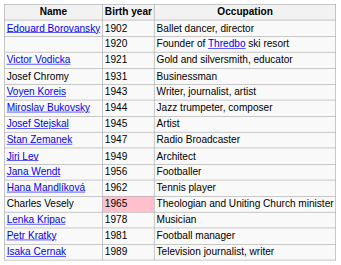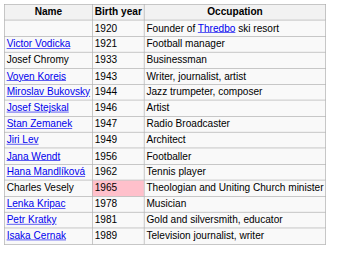- row: (53, 28)
(225, 60) Gold and silversmith, educator -> (186, 44) Football manager
(116, 76) 1931 -> (106, 60) 1933
(116, 124) 1945 -> (106, 108) 1946
(196, 236) Football manager -> (215, 220) Gold and silversmith, educator
